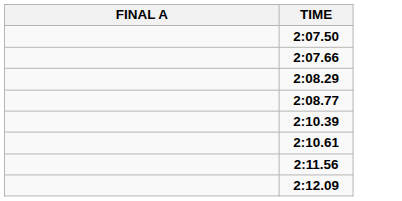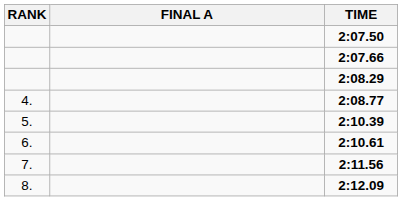+ column: (27, 15)
